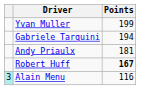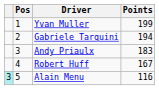+ column: (23, 11)
(126, 51) 181 -> (145, 51) 183
(126, 65) bold -> (145, 65) normal
